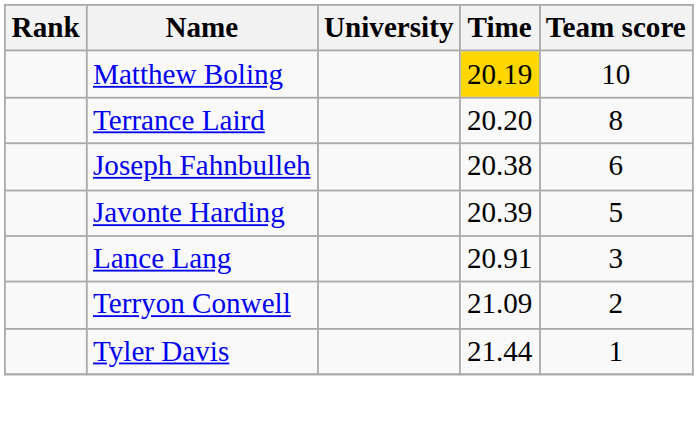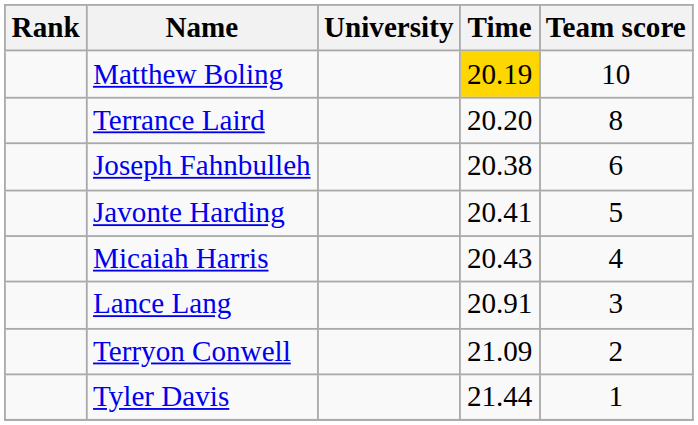(500, 212) 20.39 -> (500, 212) 20.41
+ row: (181, 258)
